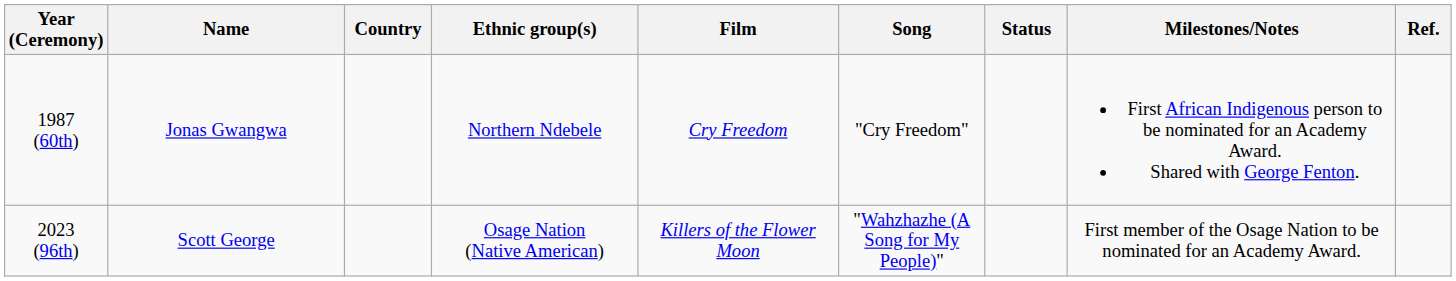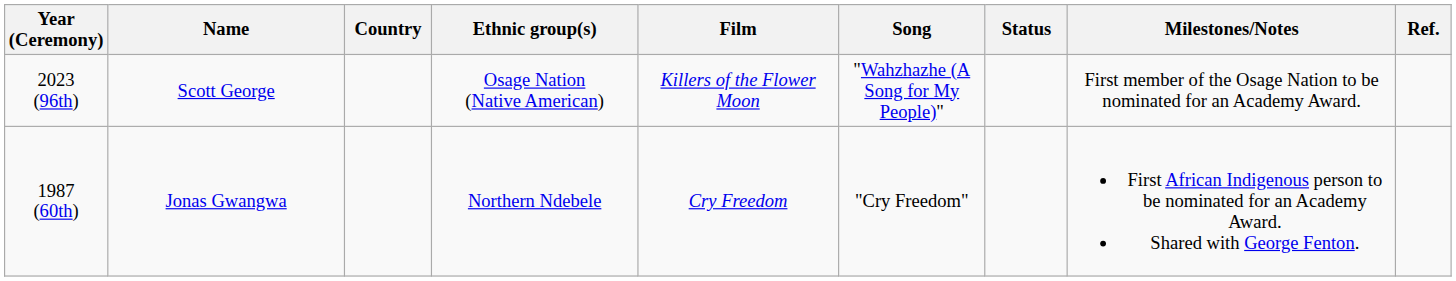rows swapped: (56, 129) <-> (56, 240)
